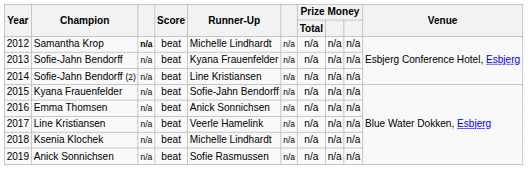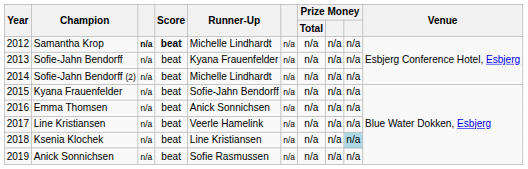(171, 44) normal -> (171, 44) bold
(226, 76) Line Kristiansen -> (231, 76) Michelle Lindhardt
(231, 140) Michelle Lindhardt -> (226, 140) Line Kristiansen
(353, 140) no background -> (353, 140) lightblue background
